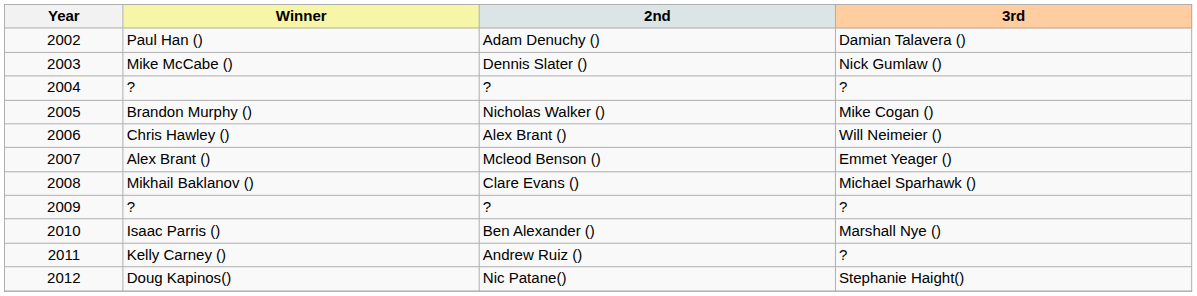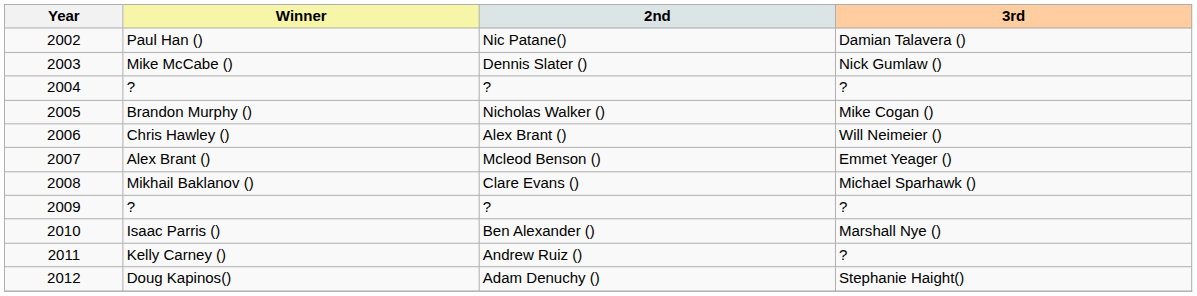(541, 40) Adam Denuchy () -> (525, 40) Nic Patane()
(525, 278) Nic Patane() -> (541, 278) Adam Denuchy ()
